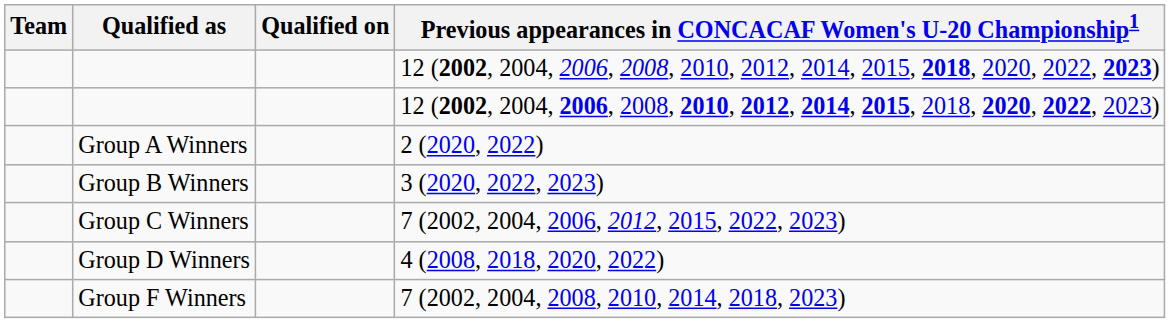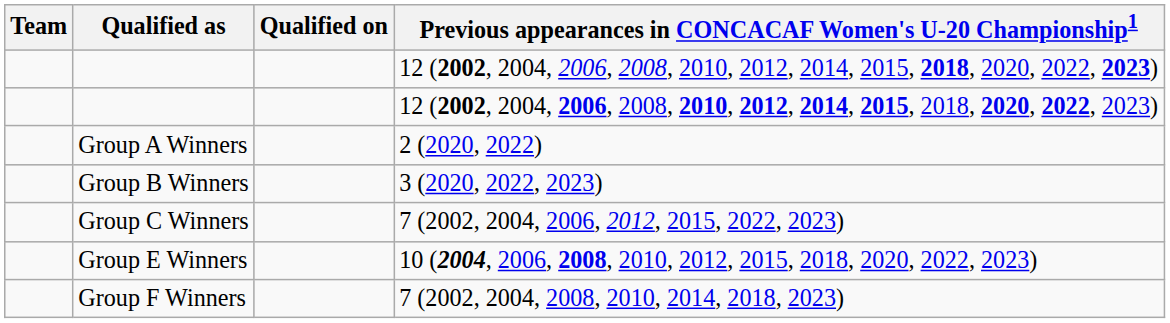- row: (164, 260)
+ row: (163, 260)
